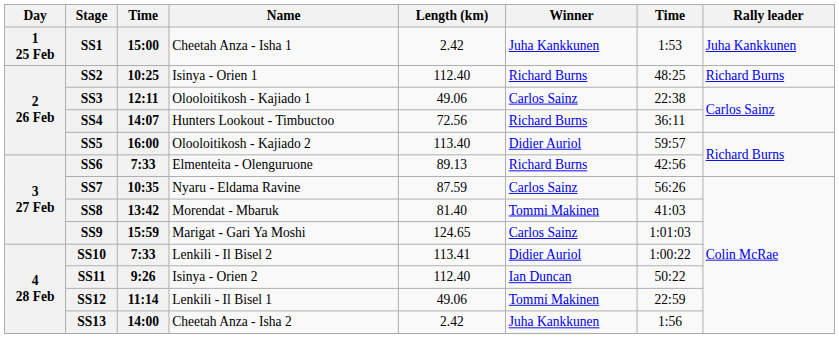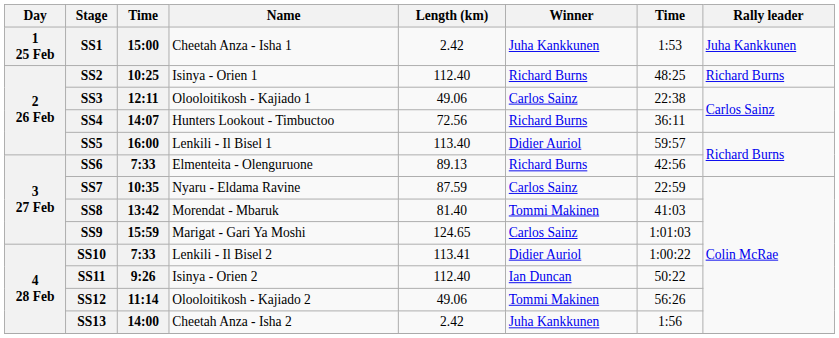(242, 143) Olooloitikosh - Kajiado 2 -> (222, 143) Lenkili - Il Bisel 1
(670, 188) 56:26 -> (670, 188) 22:59
(222, 299) Lenkili - Il Bisel 1 -> (242, 299) Olooloitikosh - Kajiado 2
(670, 299) 22:59 -> (670, 299) 56:26
